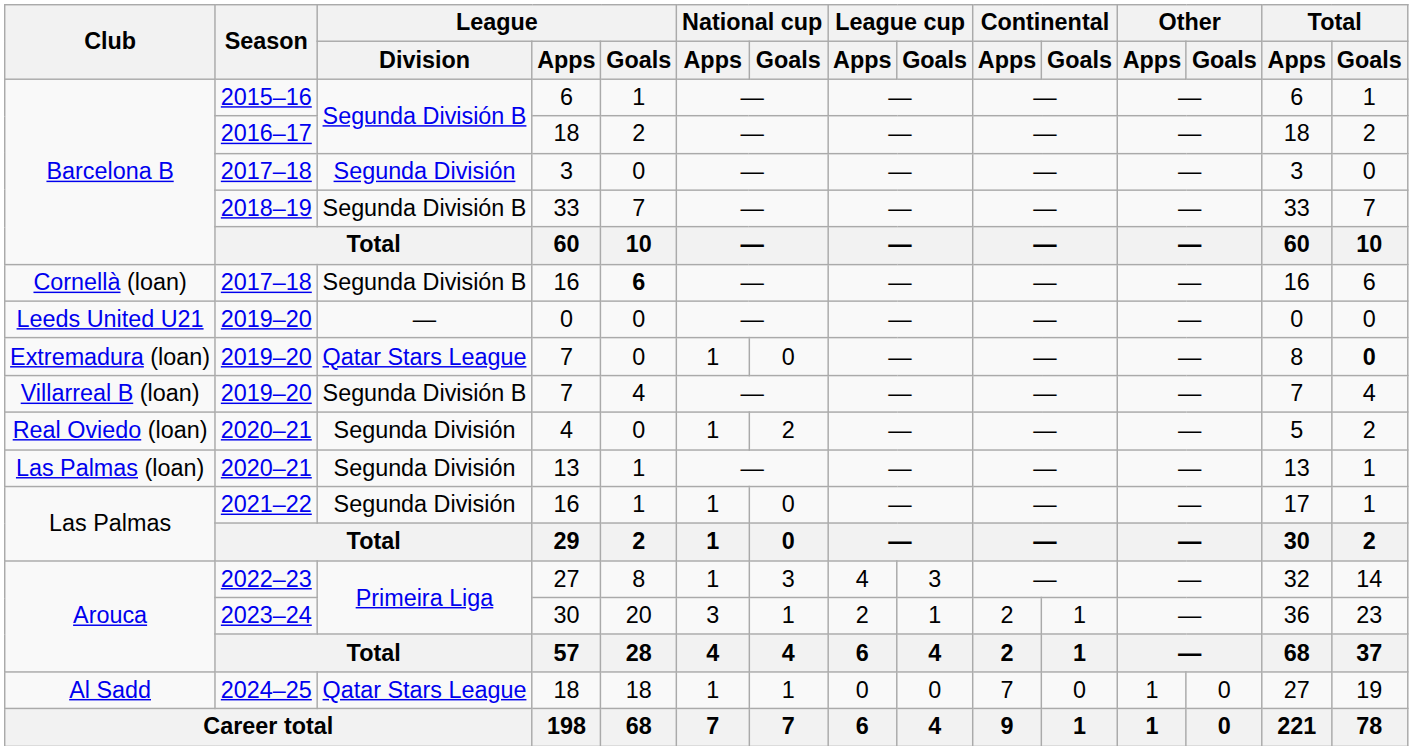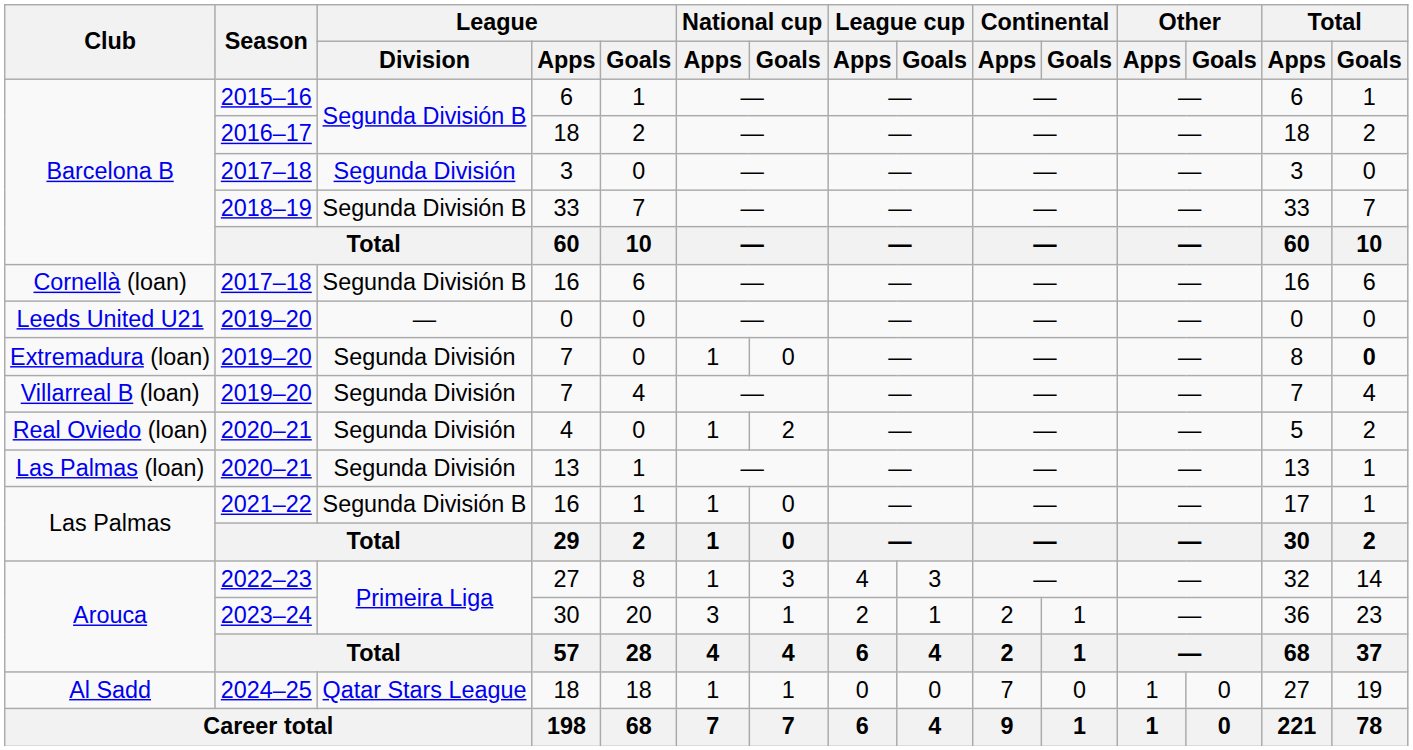(639, 282) bold -> (639, 282) normal
(424, 356) Qatar Stars League -> (424, 356) Segunda División
(424, 393) Segunda División B -> (424, 393) Segunda División
(424, 504) Segunda División -> (424, 504) Segunda División B
